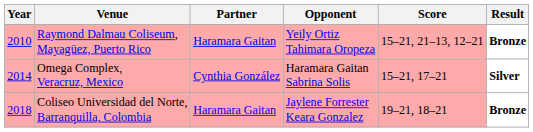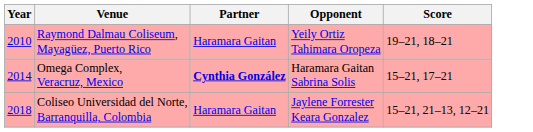- column: (508, 14)
(432, 41) 15–21, 21–13, 12–21 -> (420, 41) 19–21, 18–21
(237, 76) normal -> (239, 76) bold
(414, 110) 19–21, 18–21 -> (438, 110) 15–21, 21–13, 12–21
